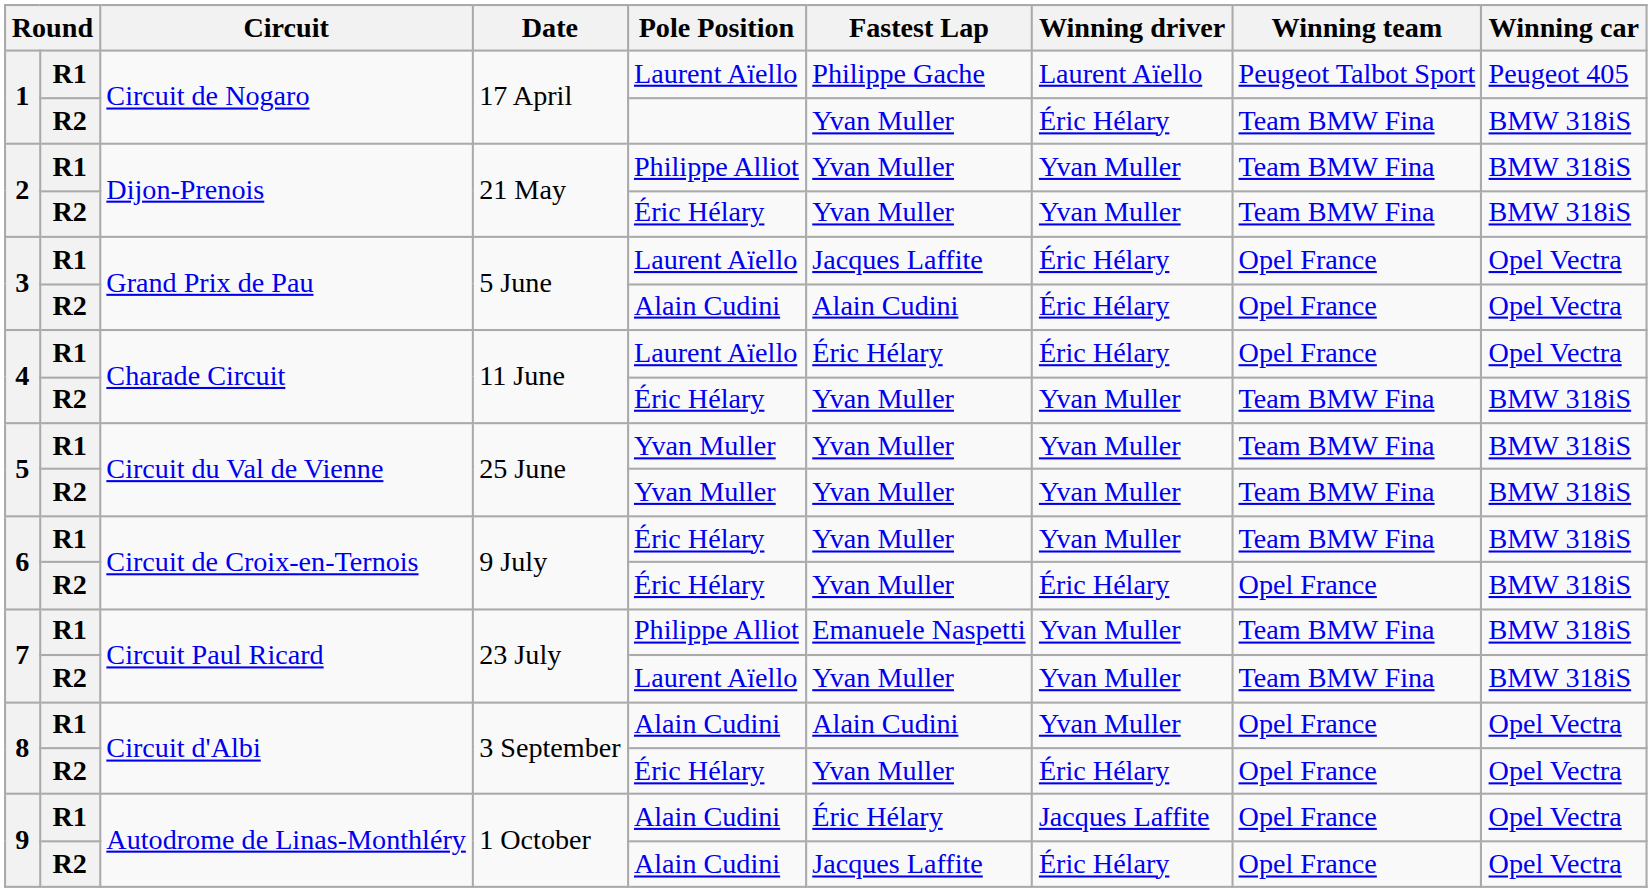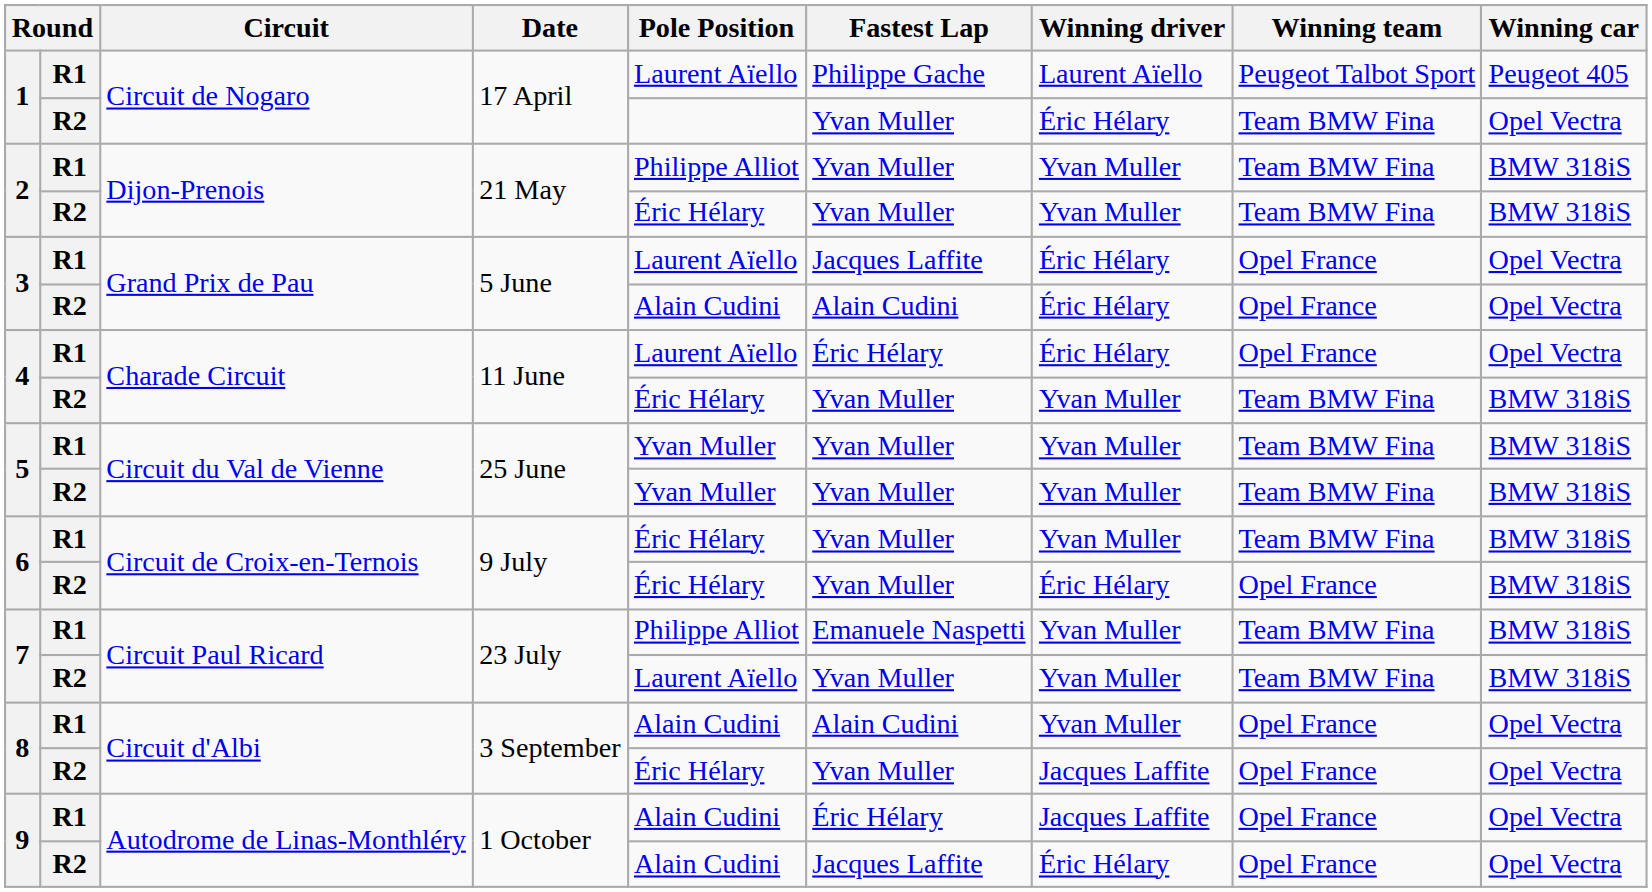(1560, 120) BMW 318iS -> (1555, 120) Opel Vectra
(1104, 770) Éric Hélary -> (1124, 770) Jacques Laffite
